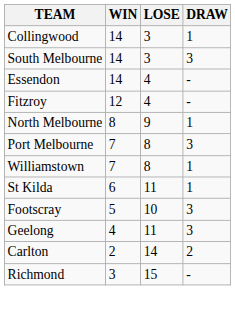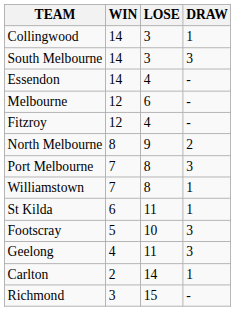+ row: (37, 101)
(190, 123) 1 -> (190, 144) 2
(190, 252) 2 -> (190, 274) 1
